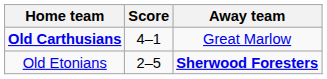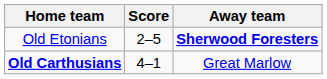rows swapped: (65, 39) <-> (65, 62)
